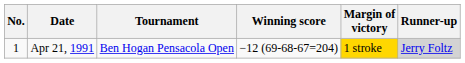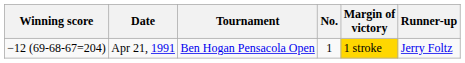columns swapped: (16, 21) <-> (289, 21)
(427, 48) lightgrey background -> (427, 48) no background
